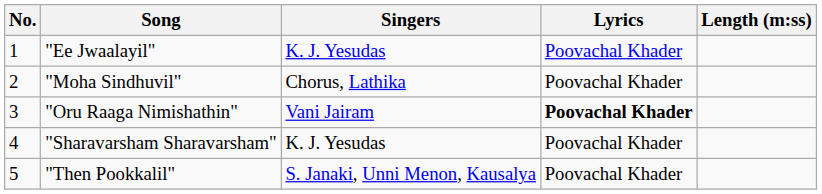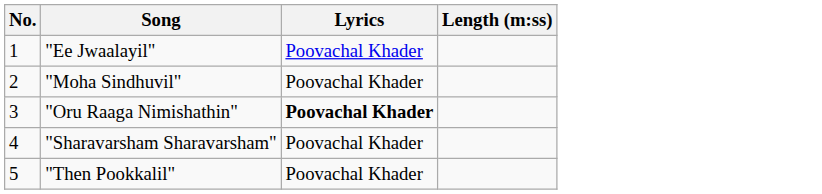- column: (411, 20)
